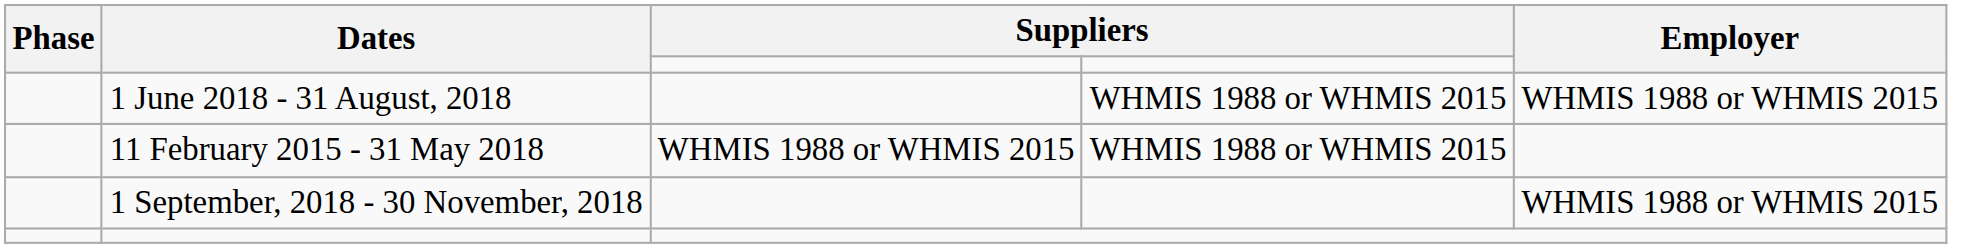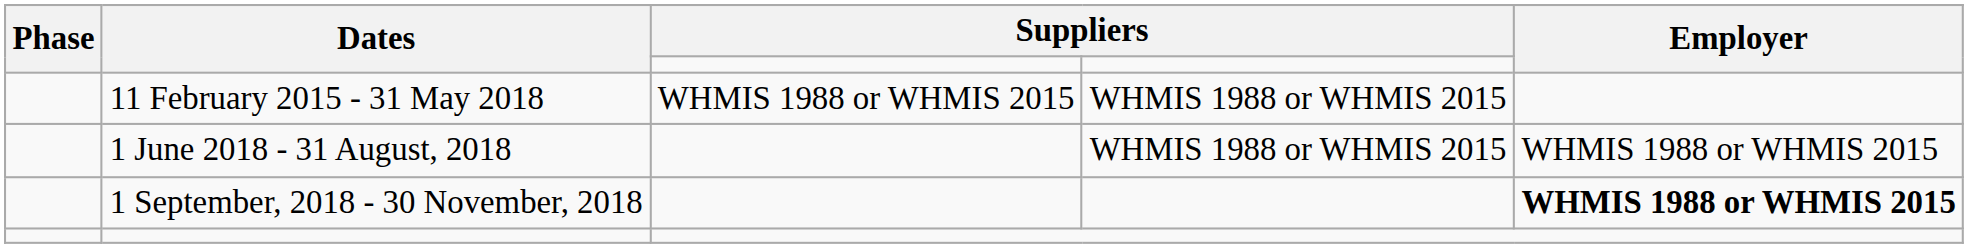rows swapped: (327, 149) <-> (311, 97)
(1730, 201) normal -> (1739, 201) bold
